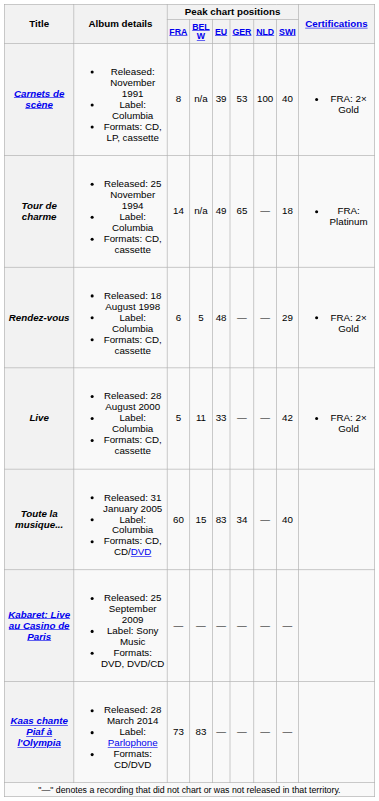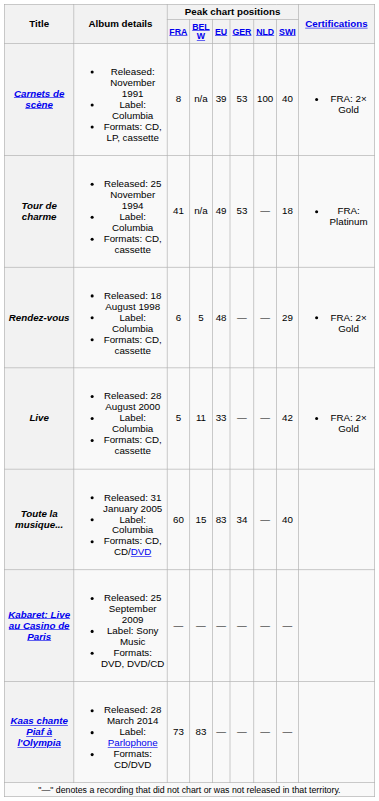(178, 211) 14 -> (178, 211) 41
(242, 211) 65 -> (242, 211) 53
